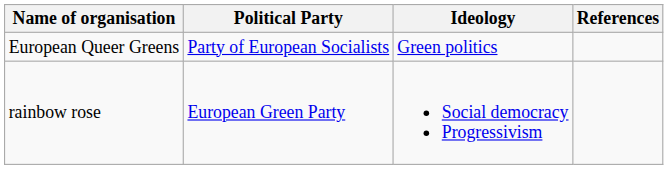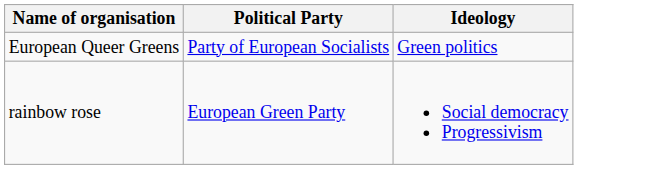- column: (618, 18)
